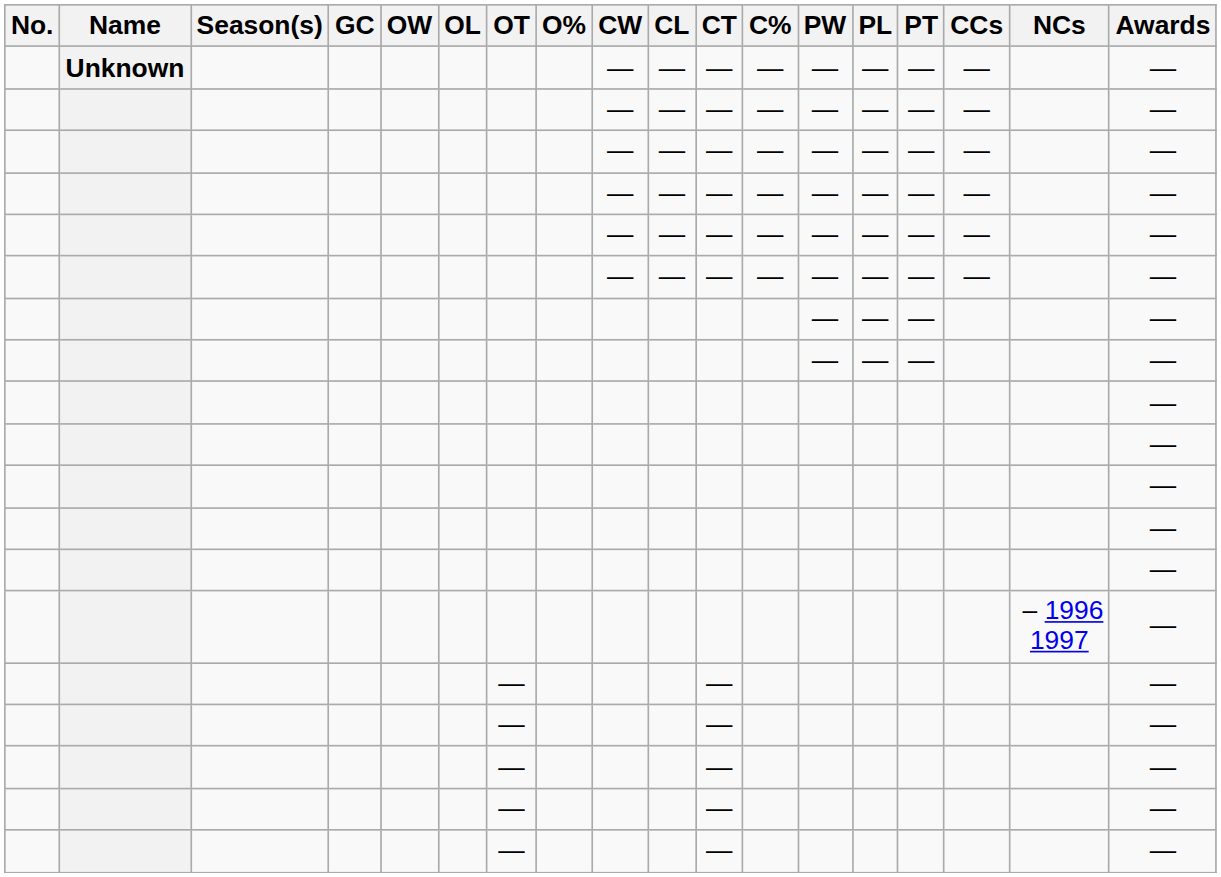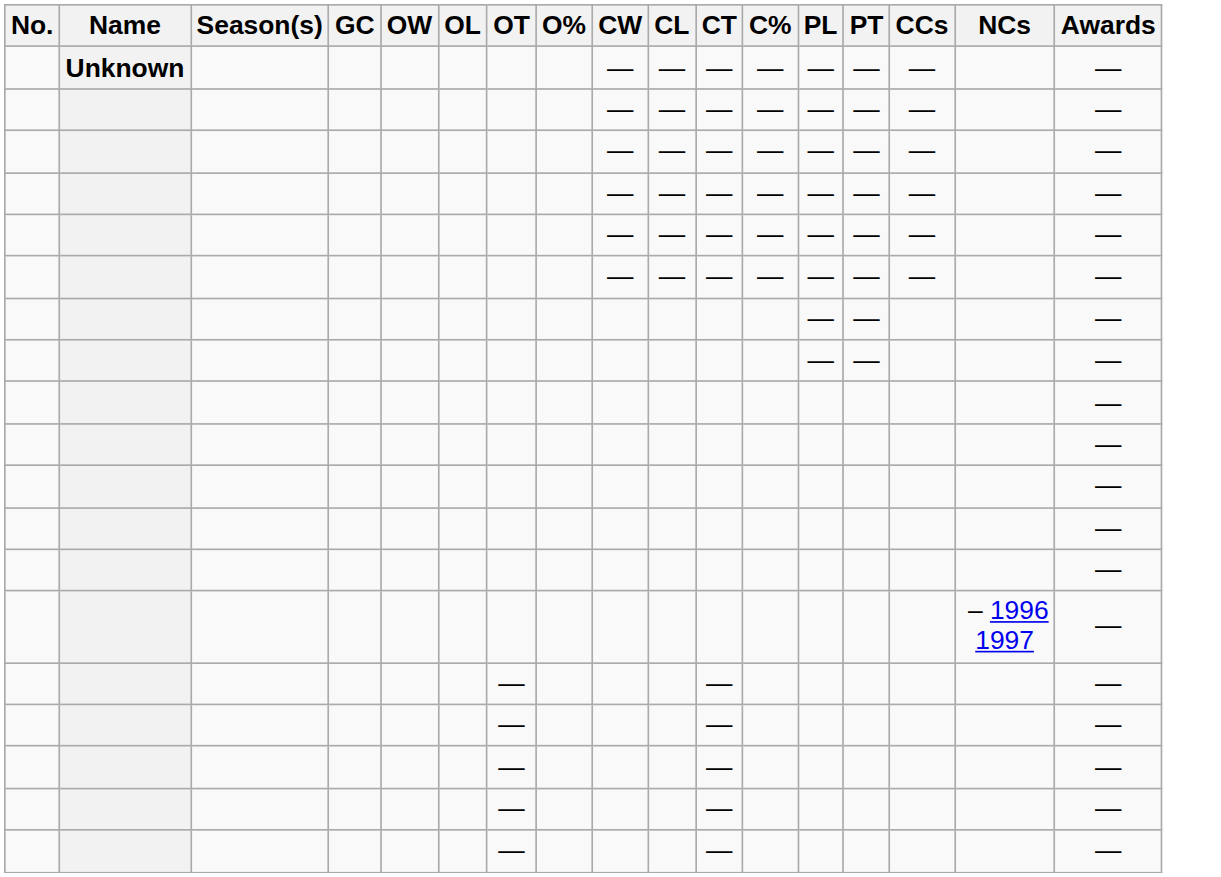- column: (825, 25)
